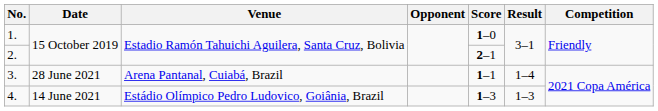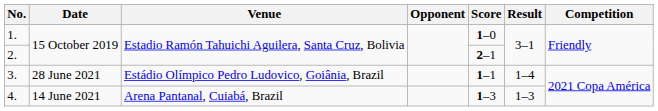(203, 75) Arena Pantanal, Cuiabá, Brazil -> (254, 75) Estádio Olímpico Pedro Ludovico, Goiânia, Brazil
(254, 95) Estádio Olímpico Pedro Ludovico, Goiânia, Brazil -> (203, 95) Arena Pantanal, Cuiabá, Brazil
